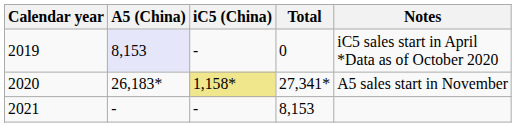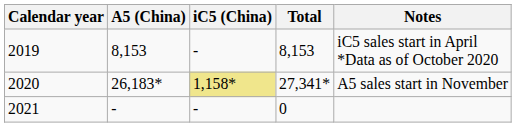(129, 50) lavender background -> (129, 50) no background
(283, 50) 0 -> (297, 50) 8,153
(297, 109) 8,153 -> (283, 109) 0
